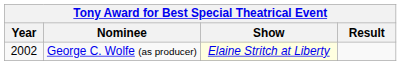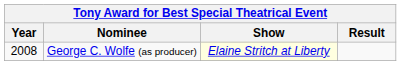(24, 51) 2002 -> (24, 51) 2008
